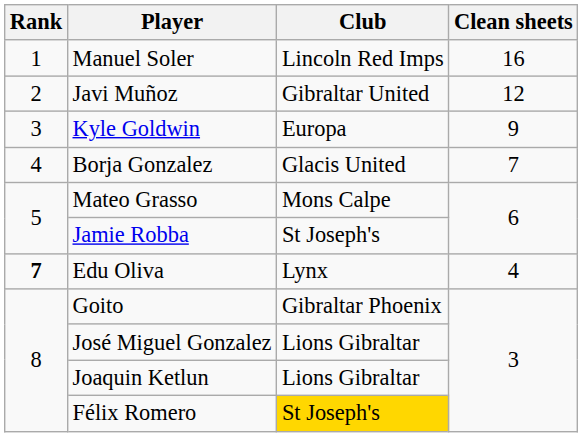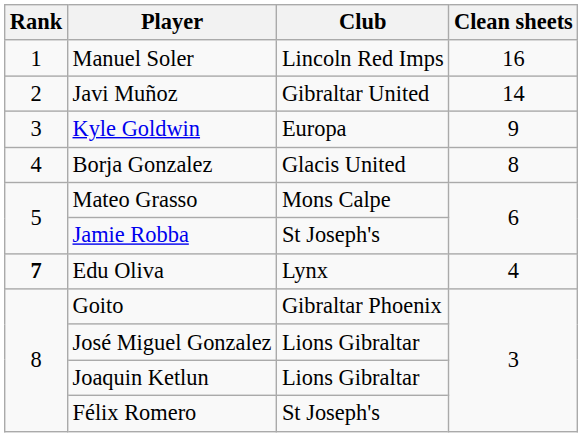(513, 93) 12 -> (513, 93) 14
(513, 164) 7 -> (513, 164) 8
(331, 413) gold background -> (331, 413) no background
